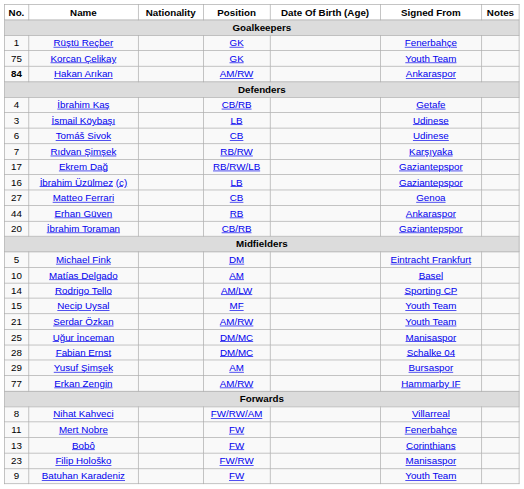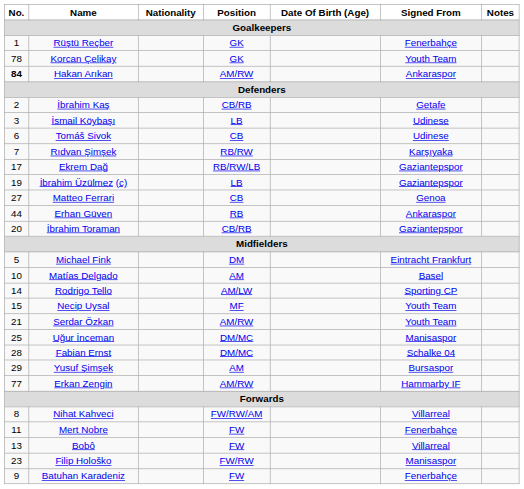(16, 59) 75 -> (16, 59) 78
(16, 105) 4 -> (16, 105) 2
(16, 183) 16 -> (16, 183) 19
(431, 446) Corinthians -> (431, 446) Villarreal
(431, 477) Youth Team -> (431, 477) Fenerbahçe
